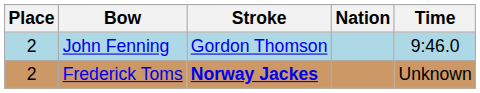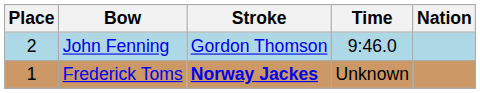columns swapped: (363, 18) <-> (435, 18)
(32, 74) 2 -> (32, 74) 1
